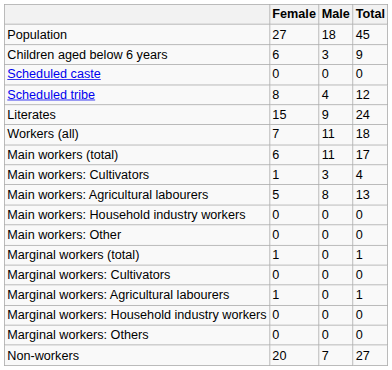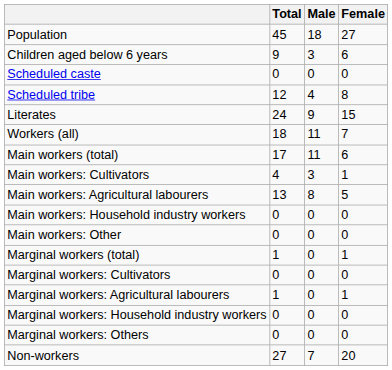columns swapped: (370, 14) <-> (294, 14)
